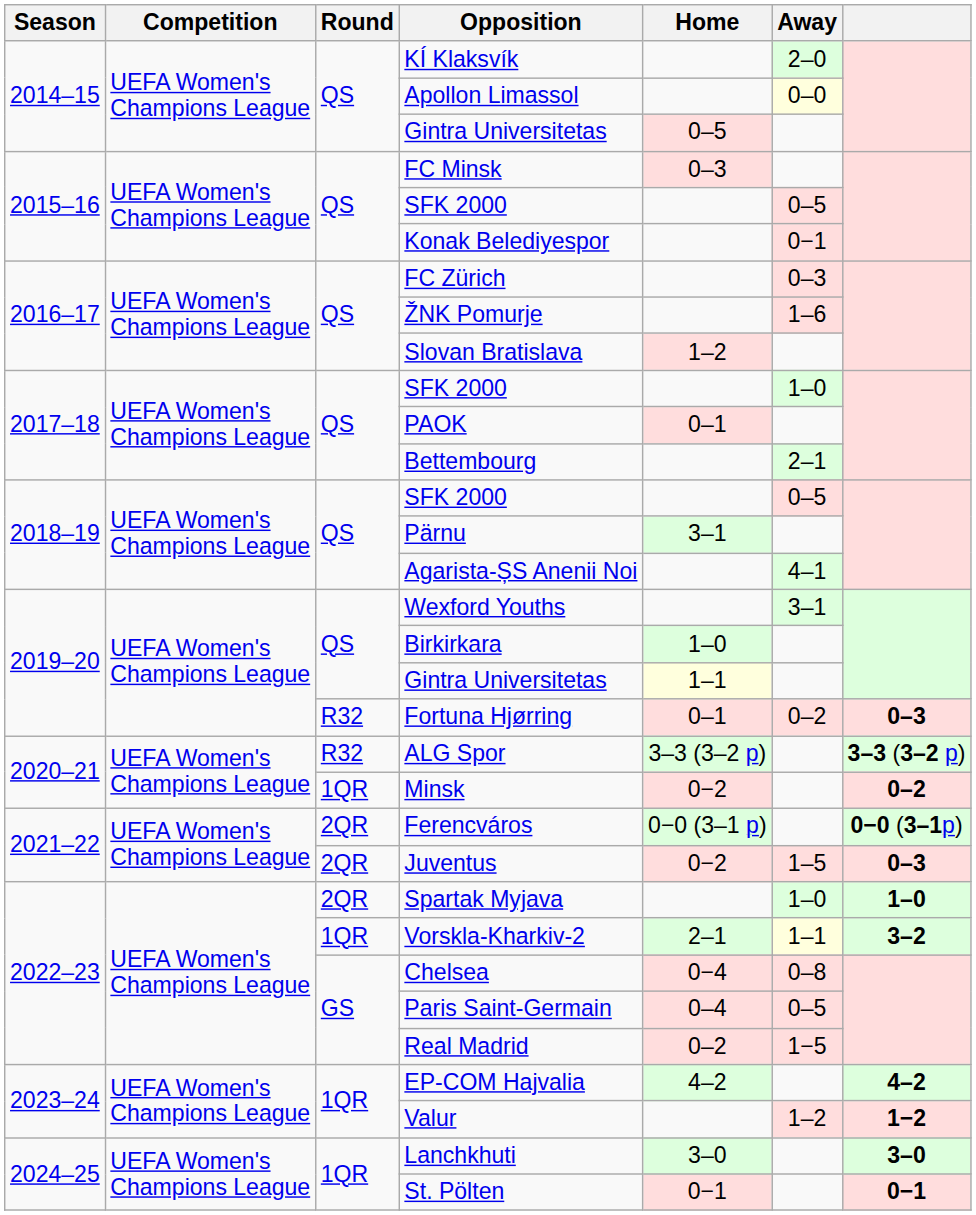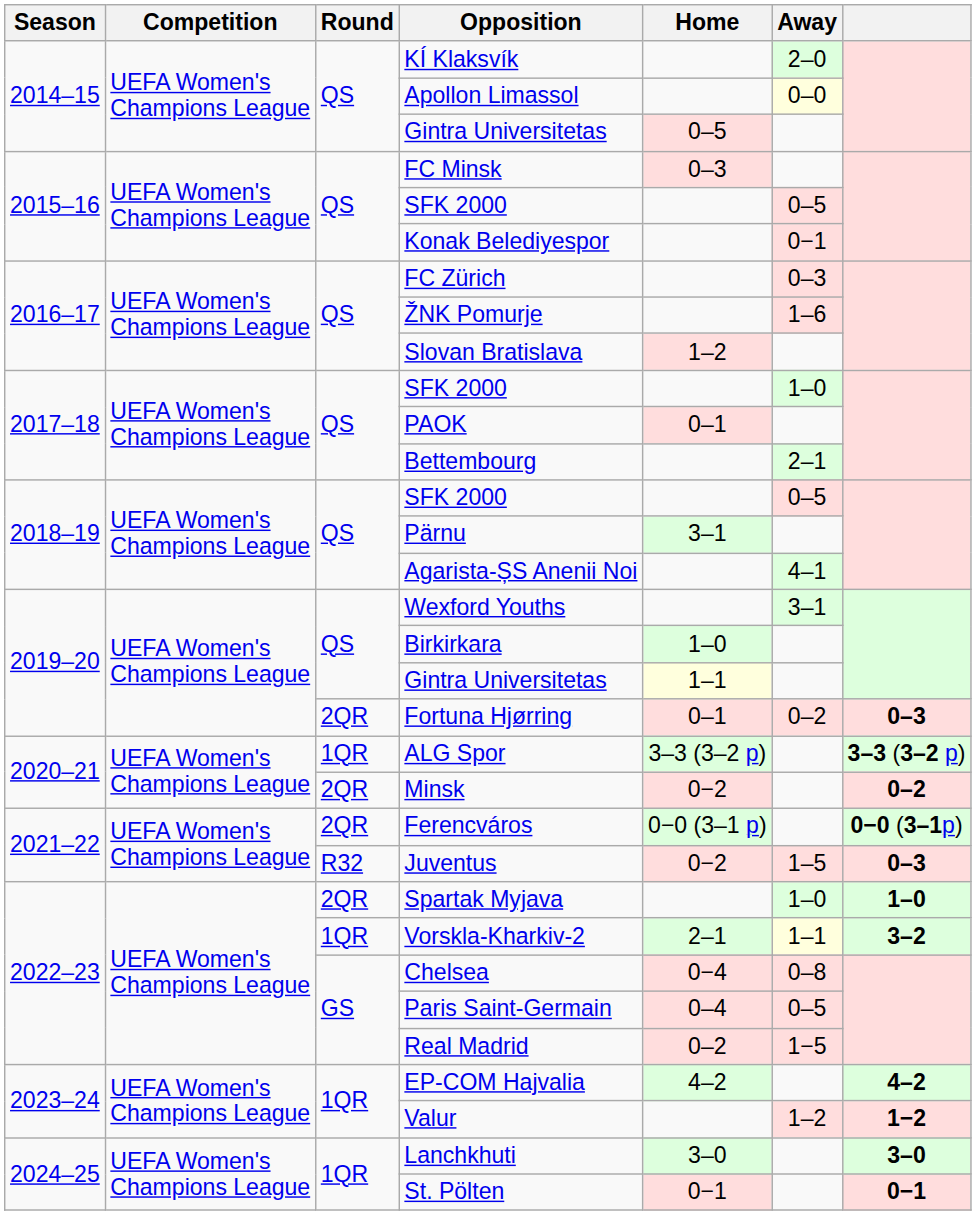(342, 717) R32 -> (344, 717) 2QR
(342, 753) R32 -> (344, 753) 1QR
(344, 790) 1QR -> (344, 790) 2QR
(344, 863) 2QR -> (342, 863) R32
